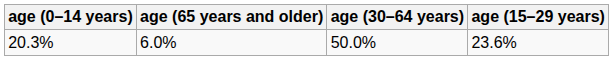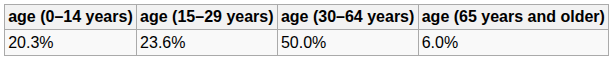columns swapped: (538, 17) <-> (232, 17)
